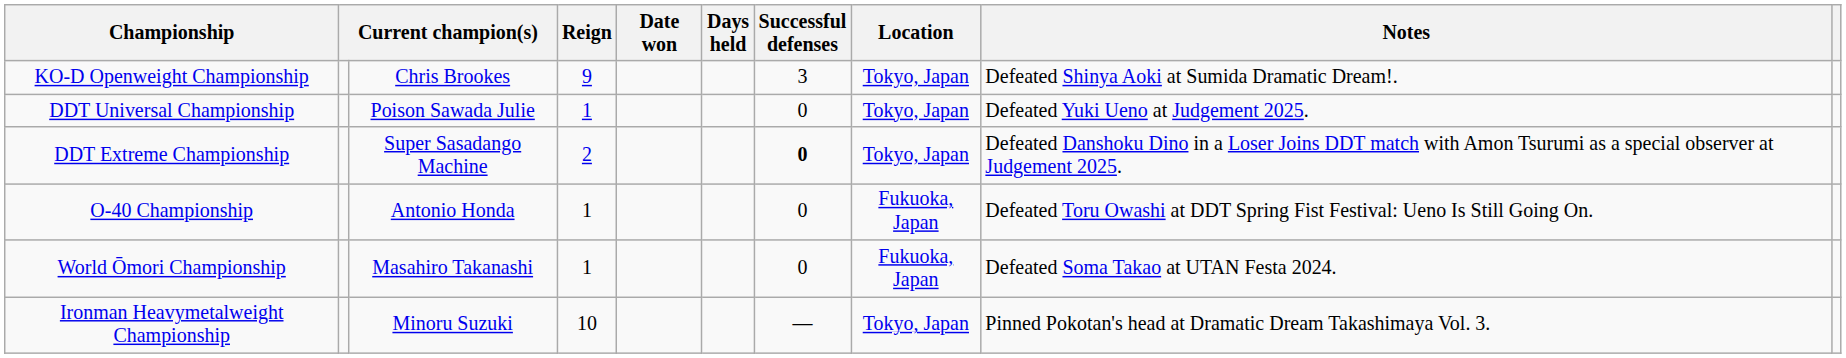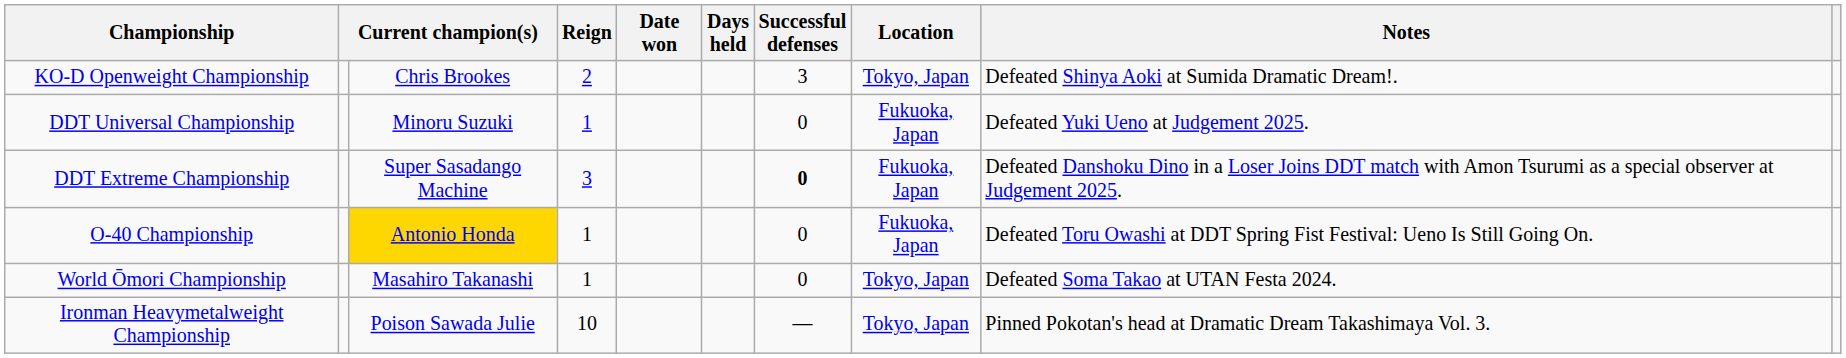(587, 77) 9 -> (587, 77) 2
(453, 110) Poison Sawada Julie -> (453, 121) Minoru Suzuki
(916, 110) Tokyo, Japan -> (916, 121) Fukuoka, Japan
(587, 154) 2 -> (587, 178) 3
(916, 154) Tokyo, Japan -> (916, 178) Fukuoka, Japan
(453, 211) no background -> (453, 234) gold background
(916, 267) Fukuoka, Japan -> (916, 279) Tokyo, Japan
(453, 324) Minoru Suzuki -> (453, 324) Poison Sawada Julie
